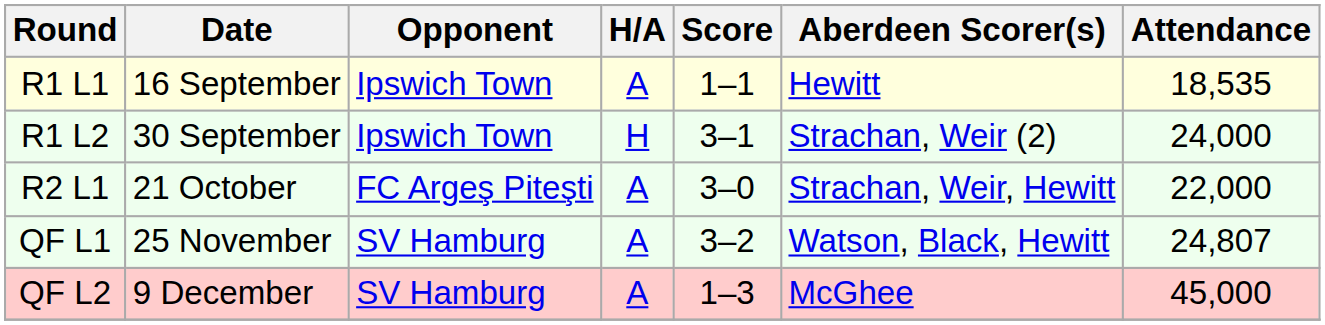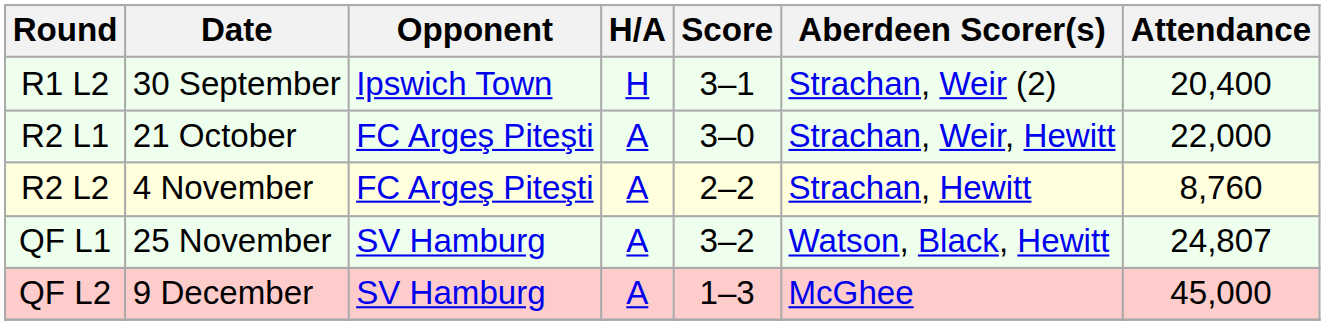- row: (65, 83)
(1221, 135) 24,000 -> (1221, 83) 20,400
+ row: (65, 188)
